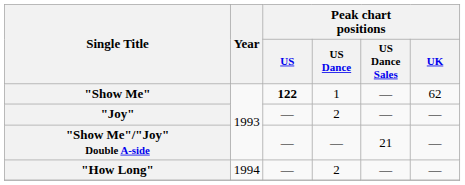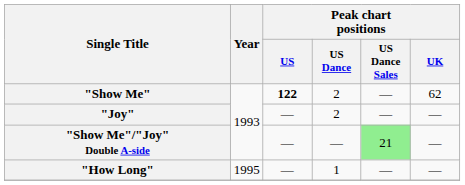(336, 94) 1 -> (336, 94) 2
(386, 142) no background -> (386, 142) lightgreen background
(247, 170) 1994 -> (247, 170) 1995
(336, 170) 2 -> (336, 170) 1
